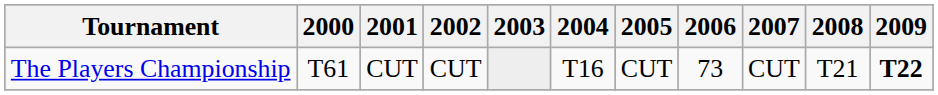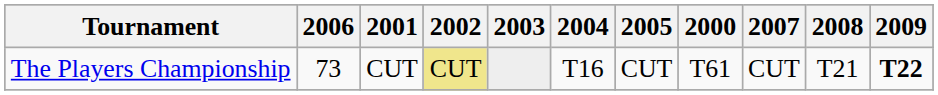columns swapped: (328, 25) <-> (710, 25)
(456, 68) no background -> (456, 68) khaki background
